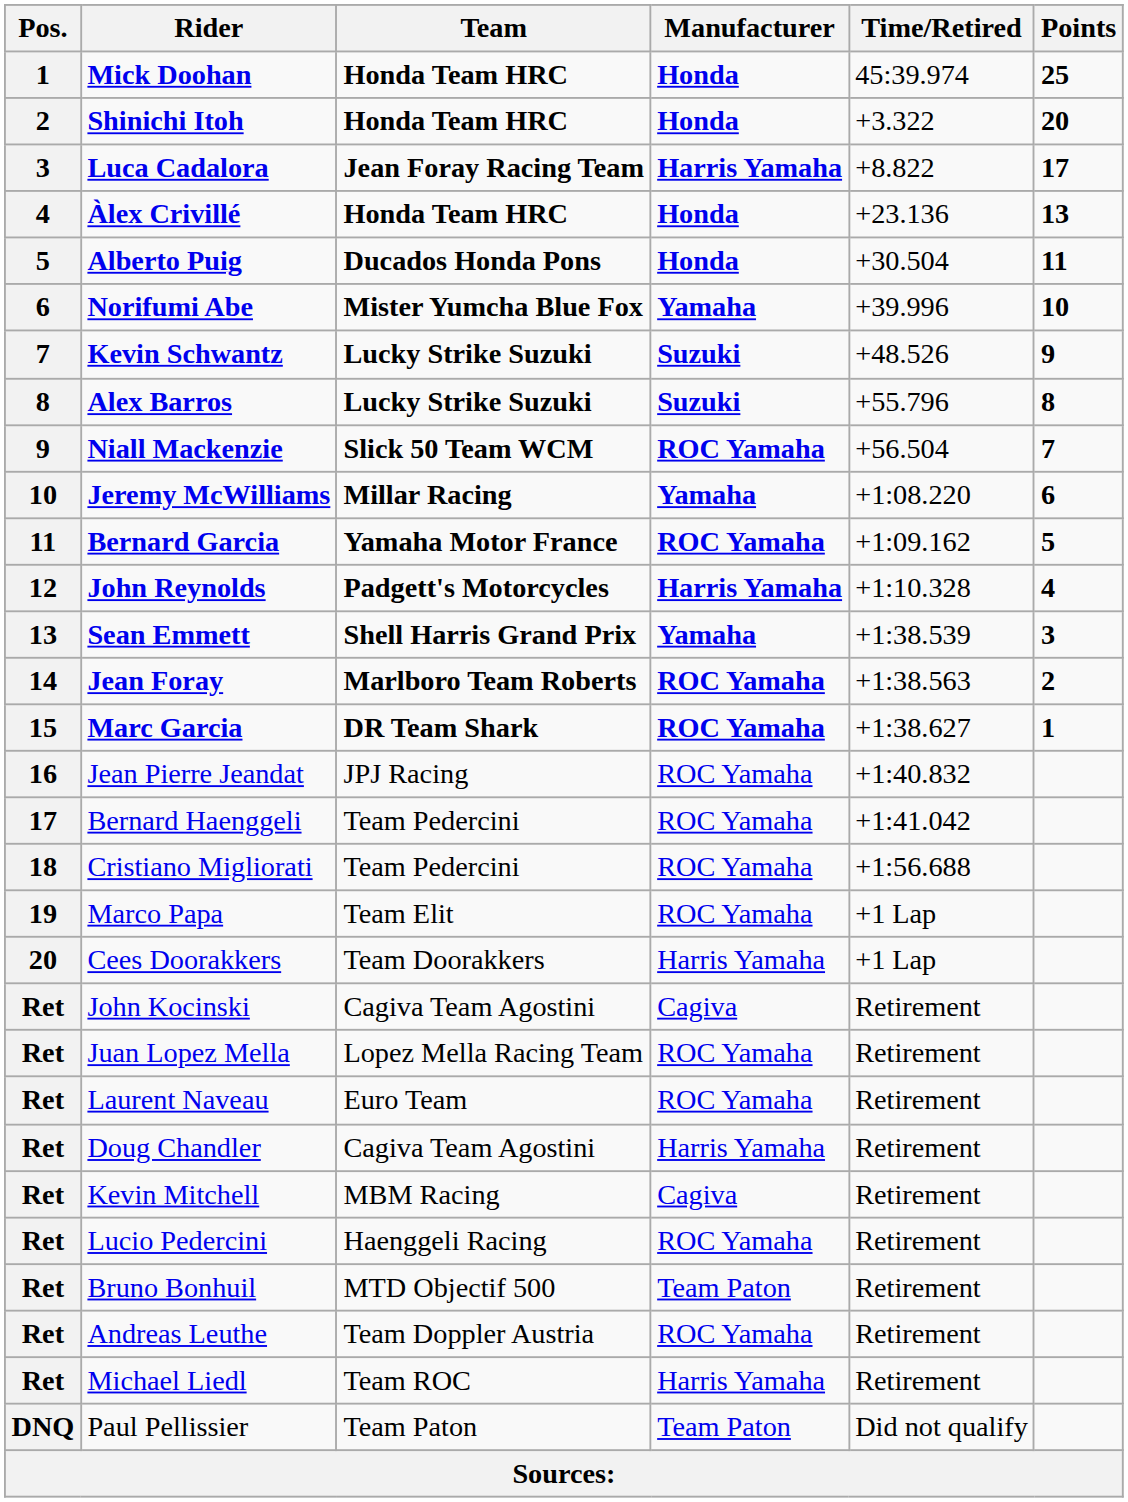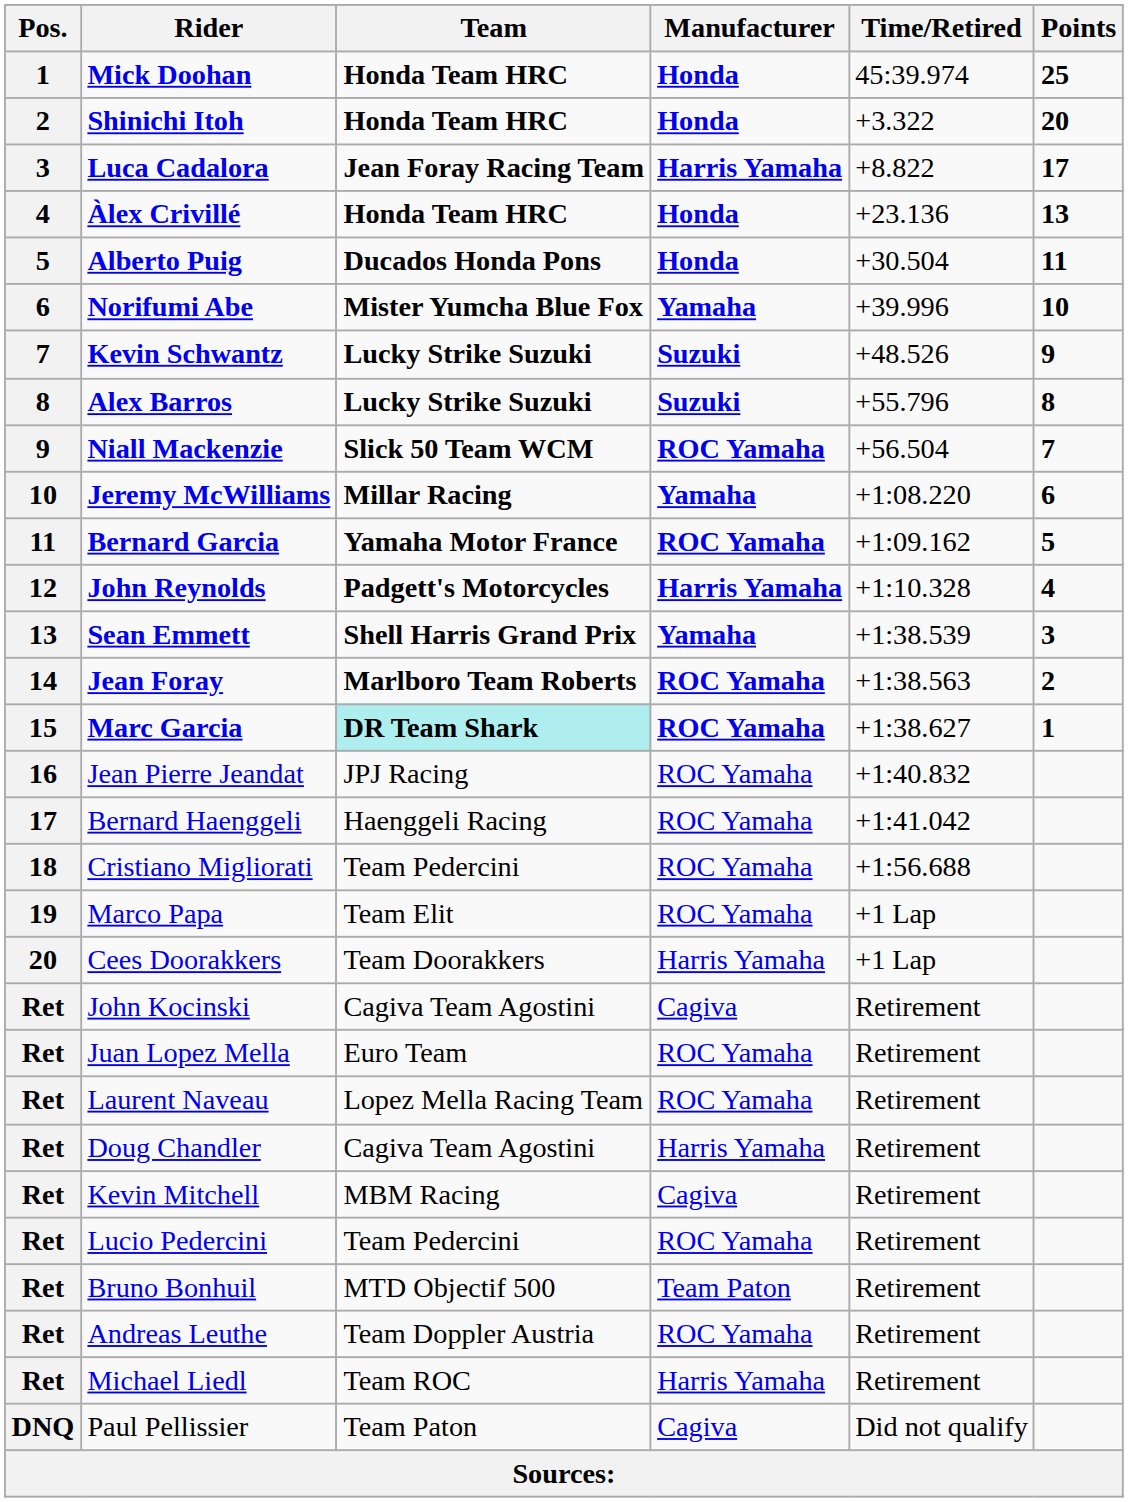(441, 727) no background -> (441, 727) paleturquoise background
(432, 820) Team Pedercini -> (445, 820) Haenggeli Racing
(493, 1053) Lopez Mella Racing Team -> (405, 1053) Euro Team
(405, 1100) Euro Team -> (493, 1100) Lopez Mella Racing Team
(445, 1240) Haenggeli Racing -> (432, 1240) Team Pedercini
(724, 1426) Team Paton -> (697, 1426) Cagiva
